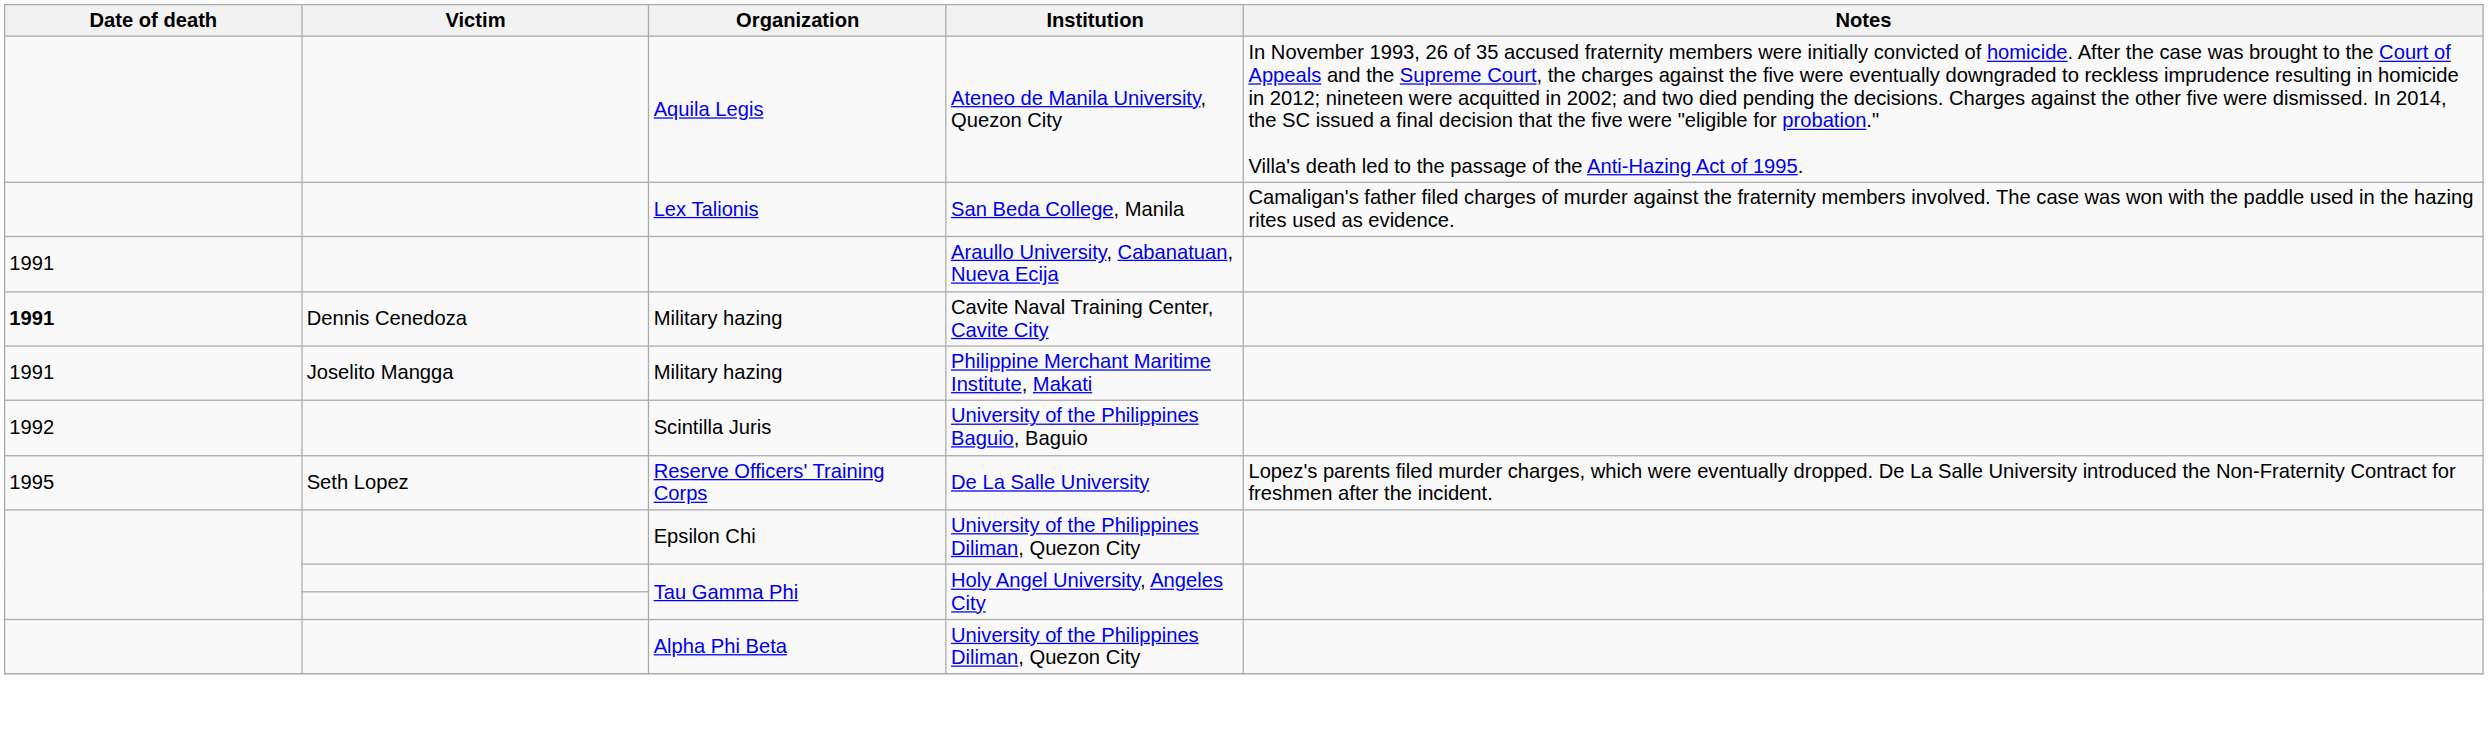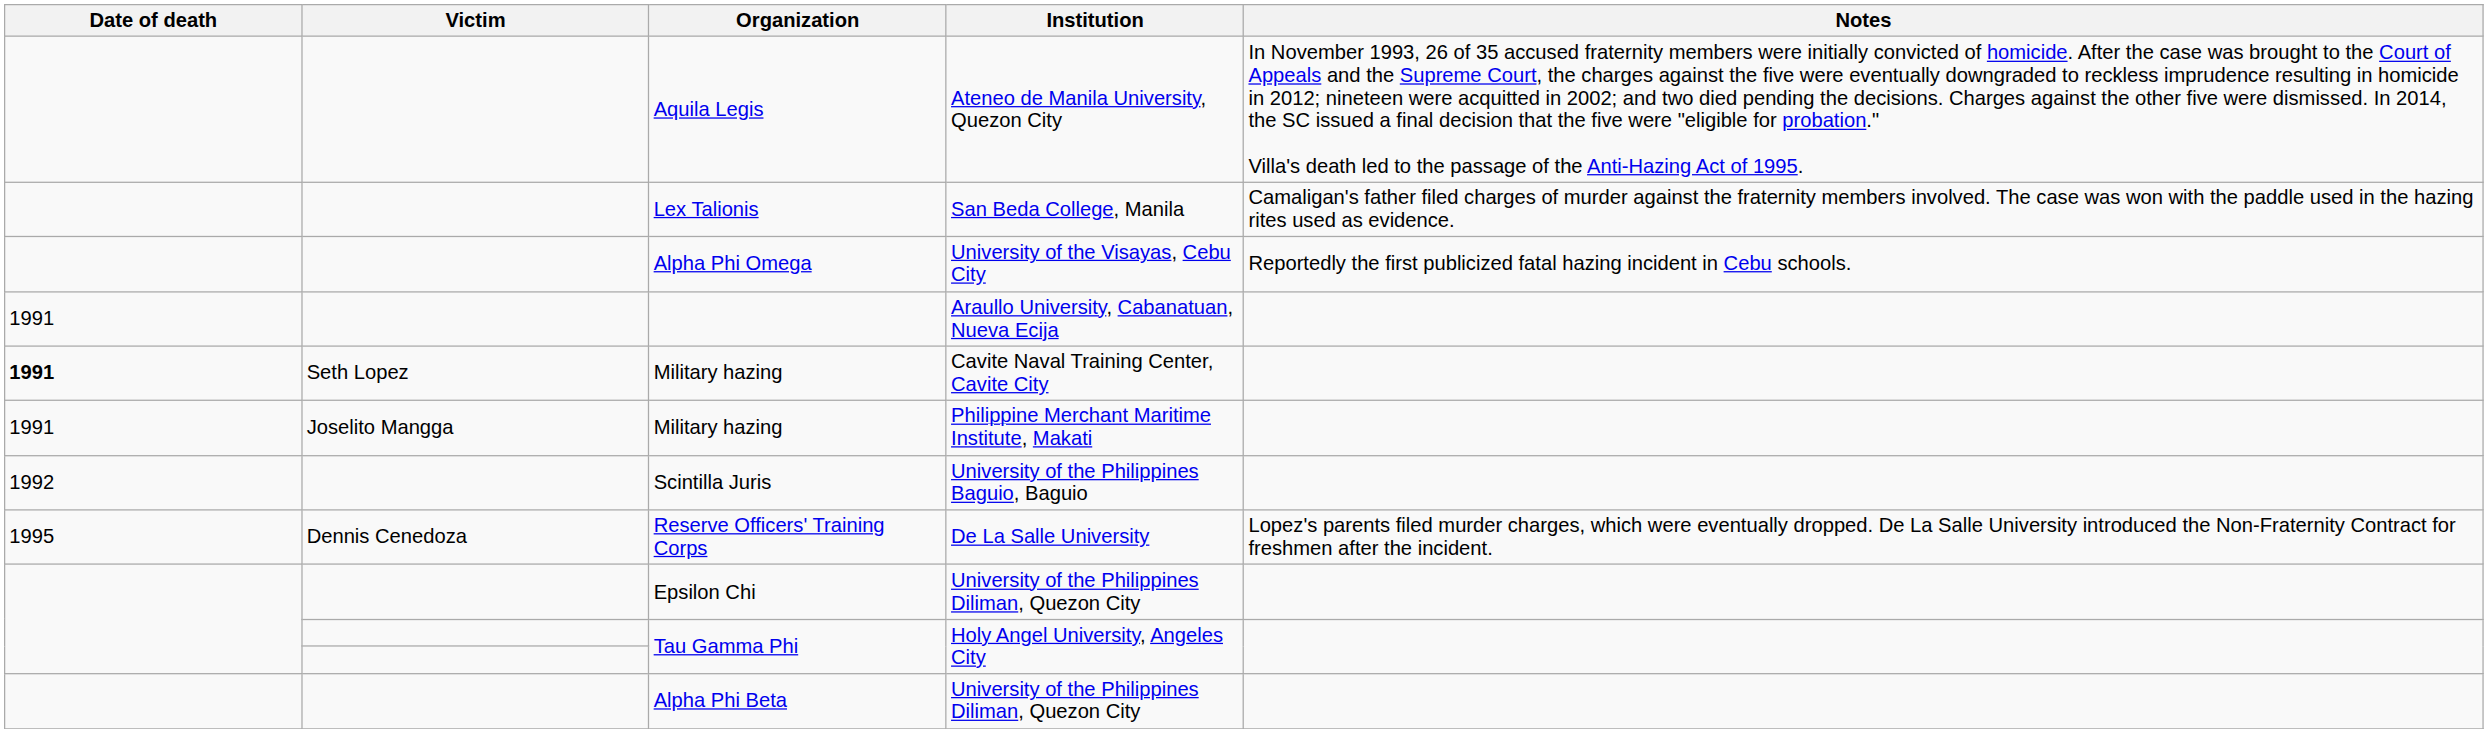+ row: (733, 263)
(387, 318) Dennis Cenedoza -> (358, 373) Seth Lopez
(358, 482) Seth Lopez -> (387, 537) Dennis Cenedoza
